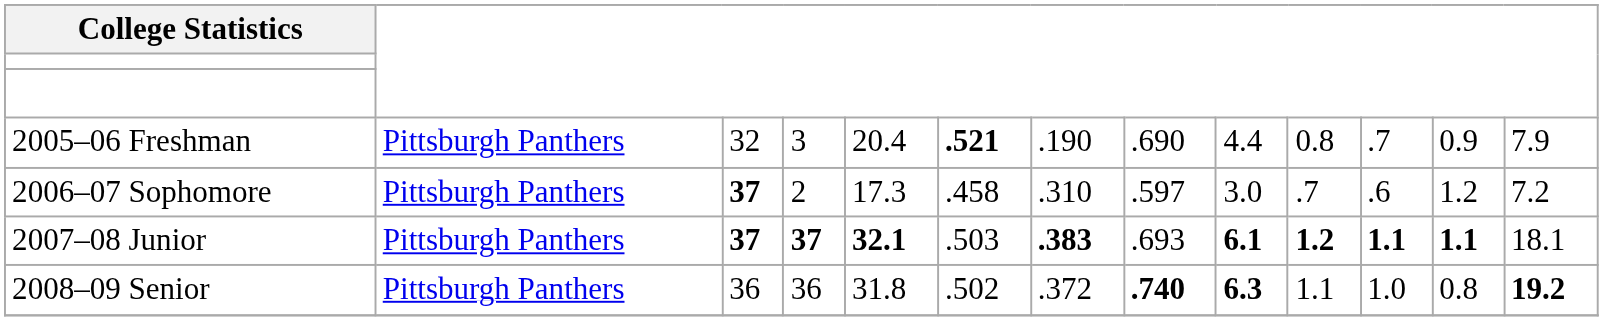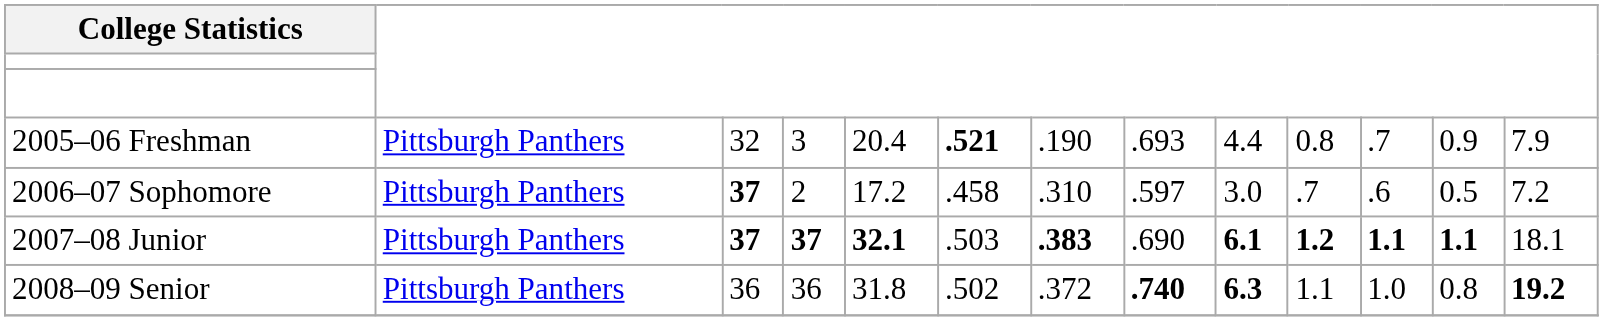(1158, 141) .690 -> (1158, 141) .693
(879, 191) 17.3 -> (879, 191) 17.2
(1459, 191) 1.2 -> (1459, 191) 0.5
(1158, 240) .693 -> (1158, 240) .690
